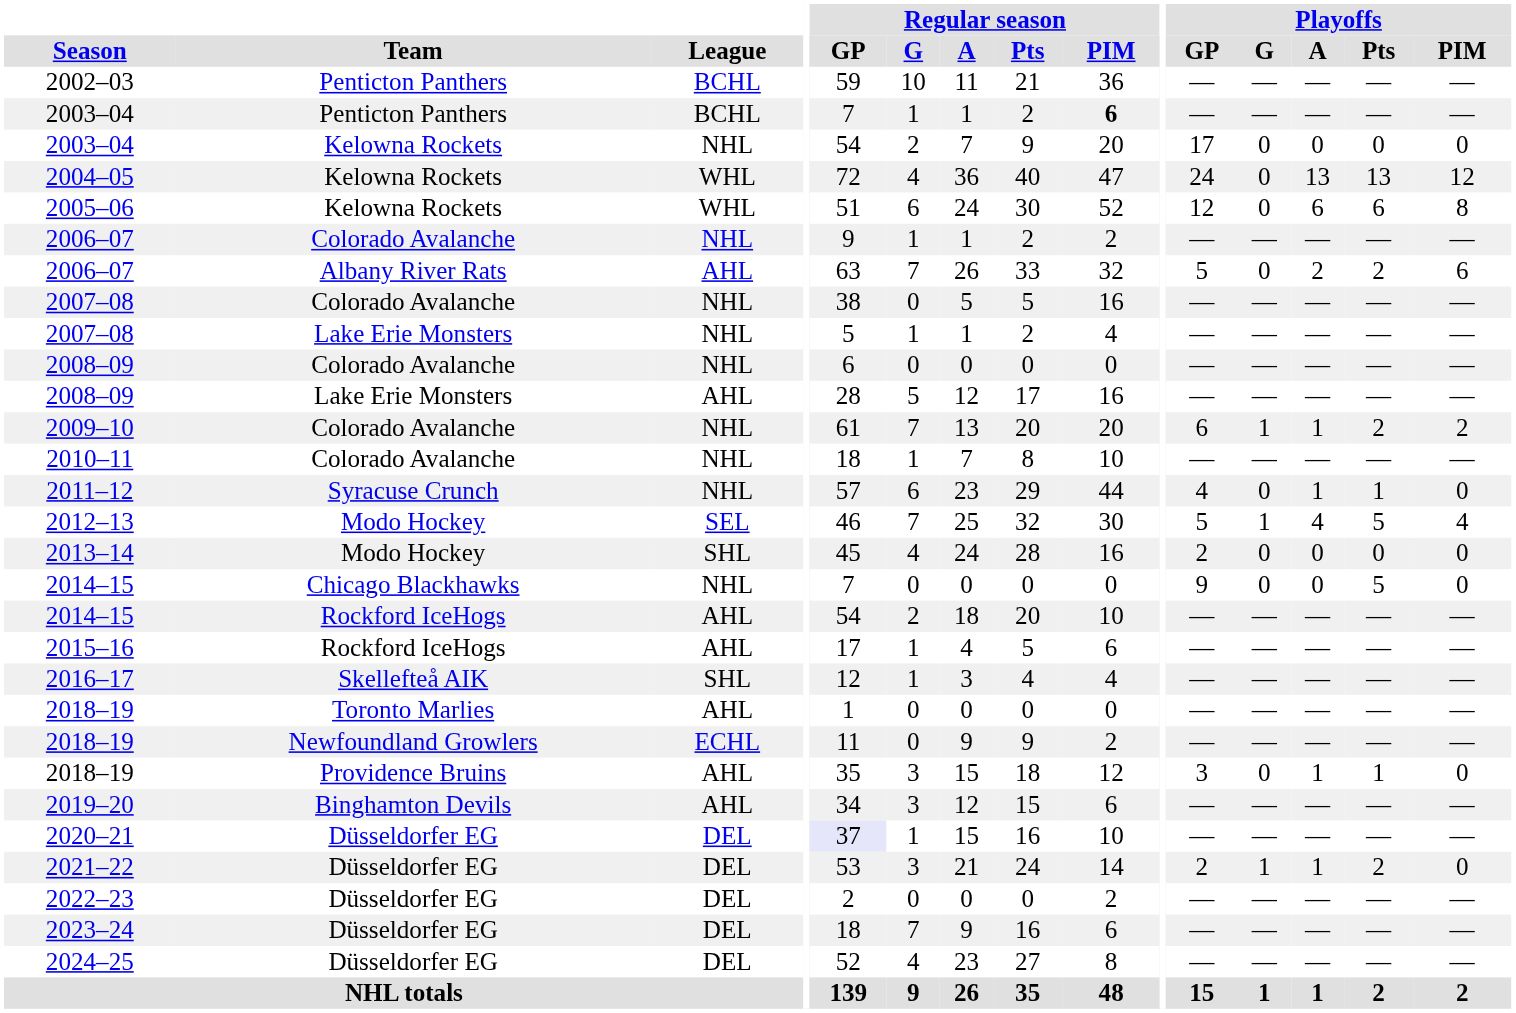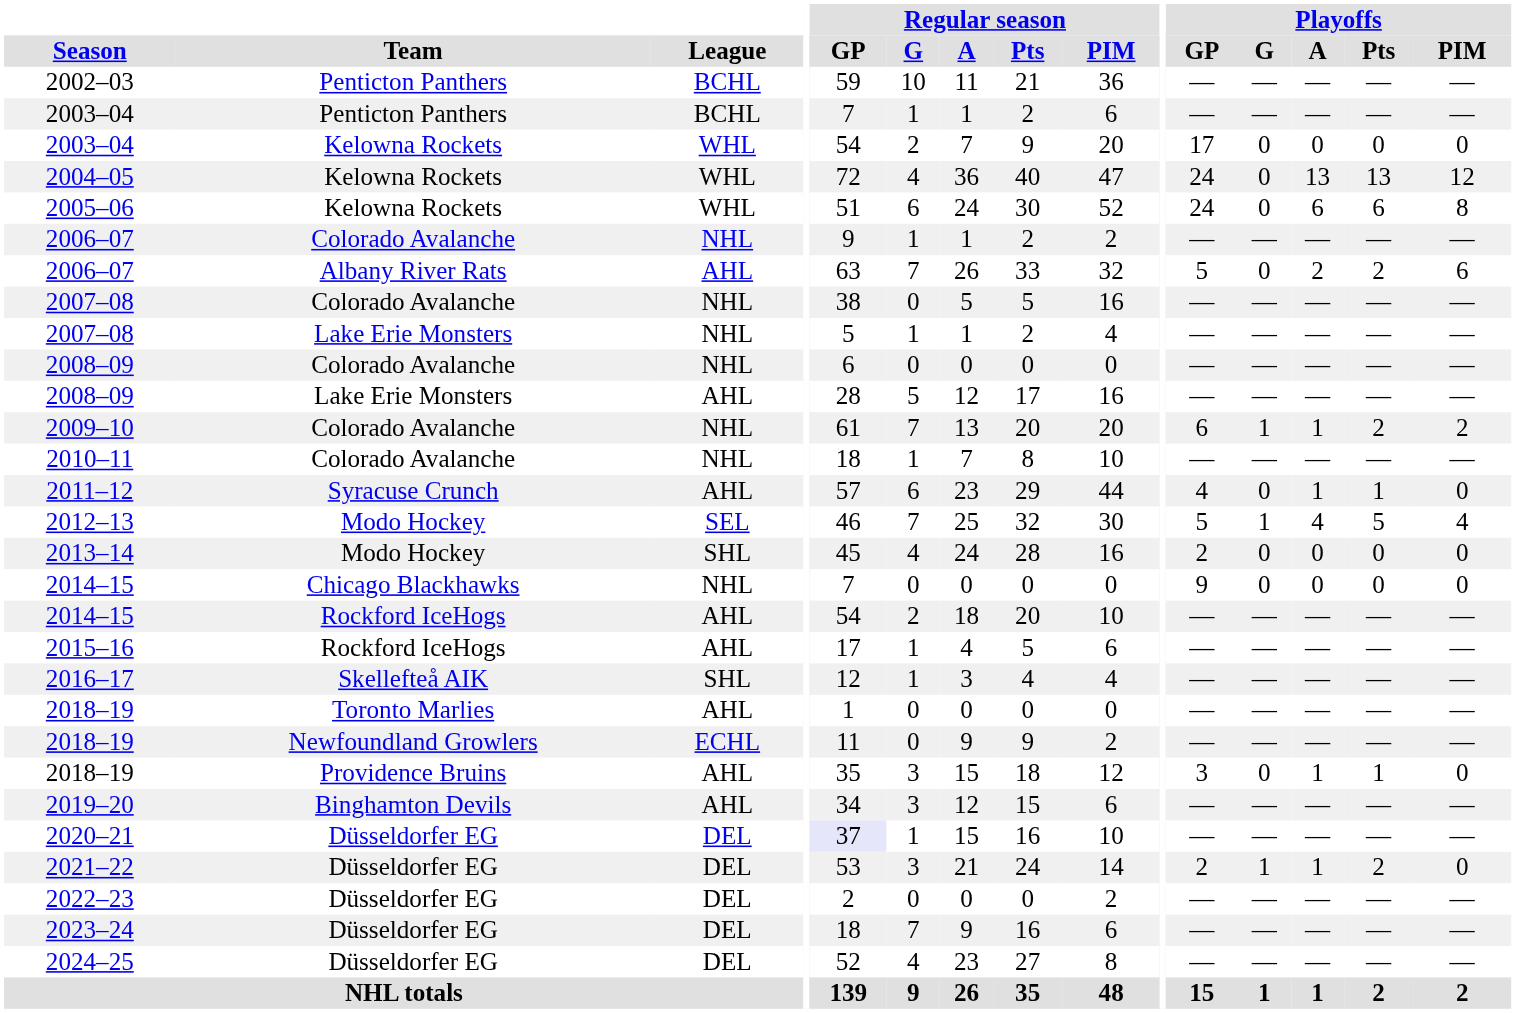(1111, 113) bold -> (1111, 113) normal
(727, 145) NHL -> (727, 145) WHL
(1202, 207) 12 -> (1202, 207) 24
(727, 490) NHL -> (727, 490) AHL
(1379, 584) 5 -> (1379, 584) 0
